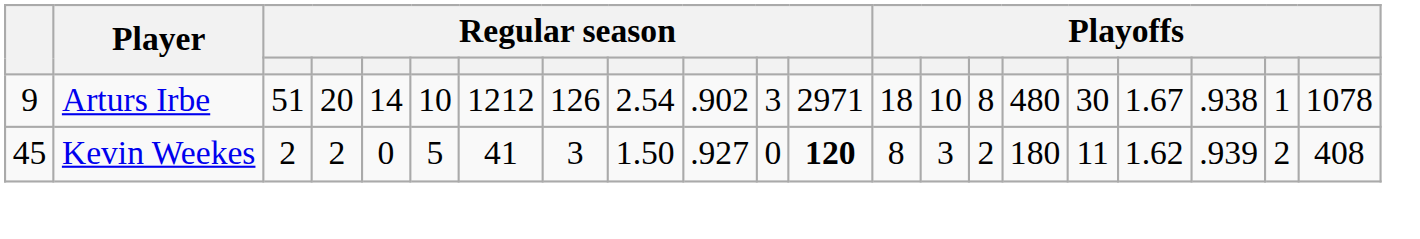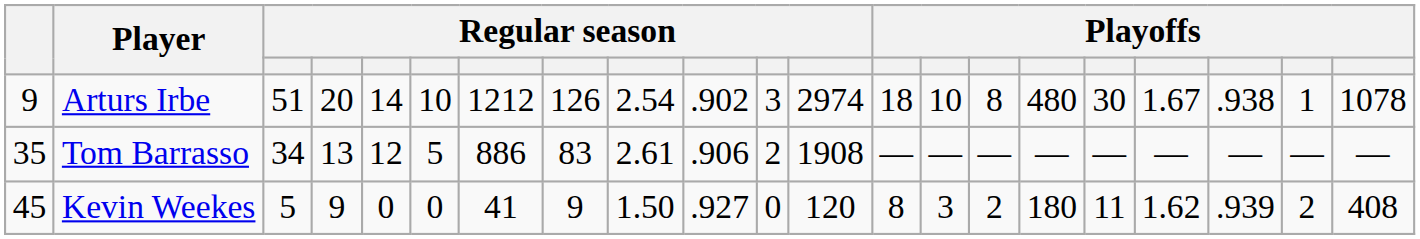(830, 99) 2971 -> (830, 99) 2974
+ row: (155, 153)
(288, 153) 2 -> (288, 206) 5
(337, 153) 2 -> (337, 206) 9
(435, 153) 5 -> (435, 206) 0
(575, 153) 3 -> (575, 206) 9
(830, 153) bold -> (830, 206) normal
